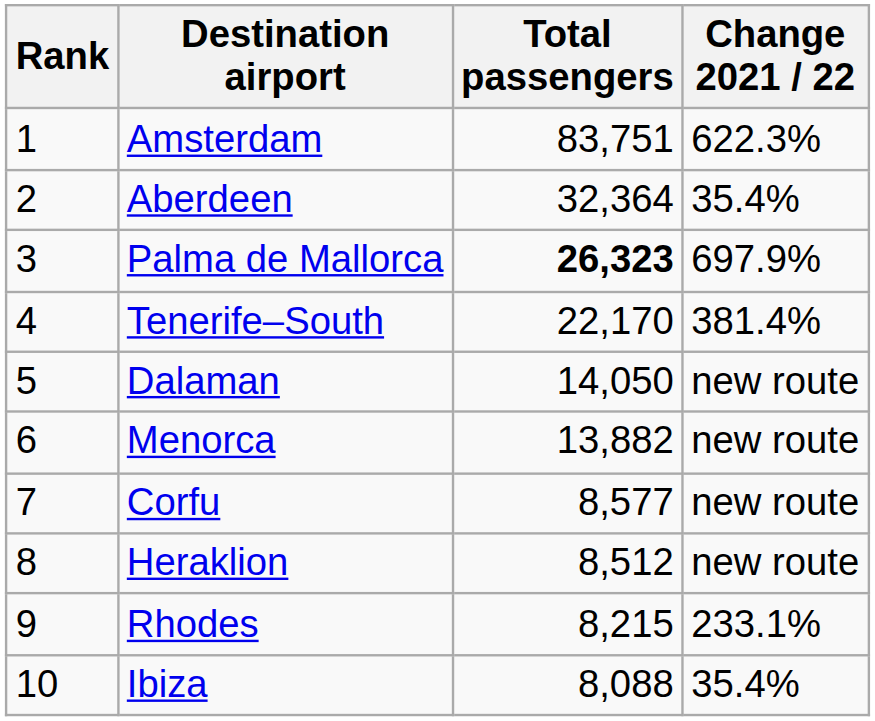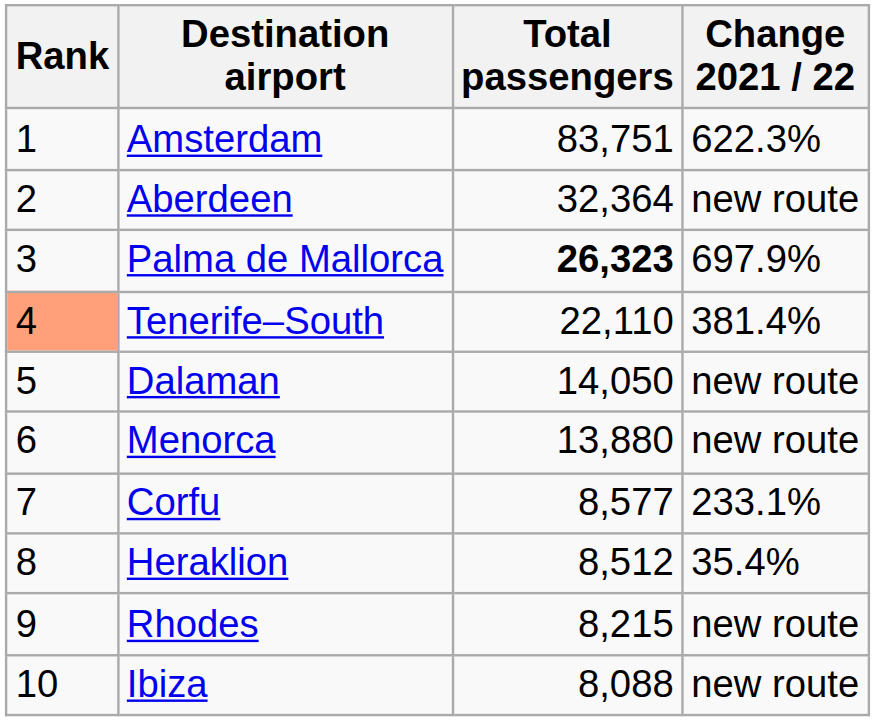(746, 199) 35.4% -> (775, 199) new route
(26, 320) no background -> (26, 320) lightsalmon background
(615, 320) 22,170 -> (617, 320) 22,110
(615, 441) 13,882 -> (615, 441) 13,880
(775, 502) new route -> (756, 502) 233.1%
(775, 563) new route -> (746, 563) 35.4%
(756, 623) 233.1% -> (775, 623) new route
(746, 684) 35.4% -> (775, 684) new route
